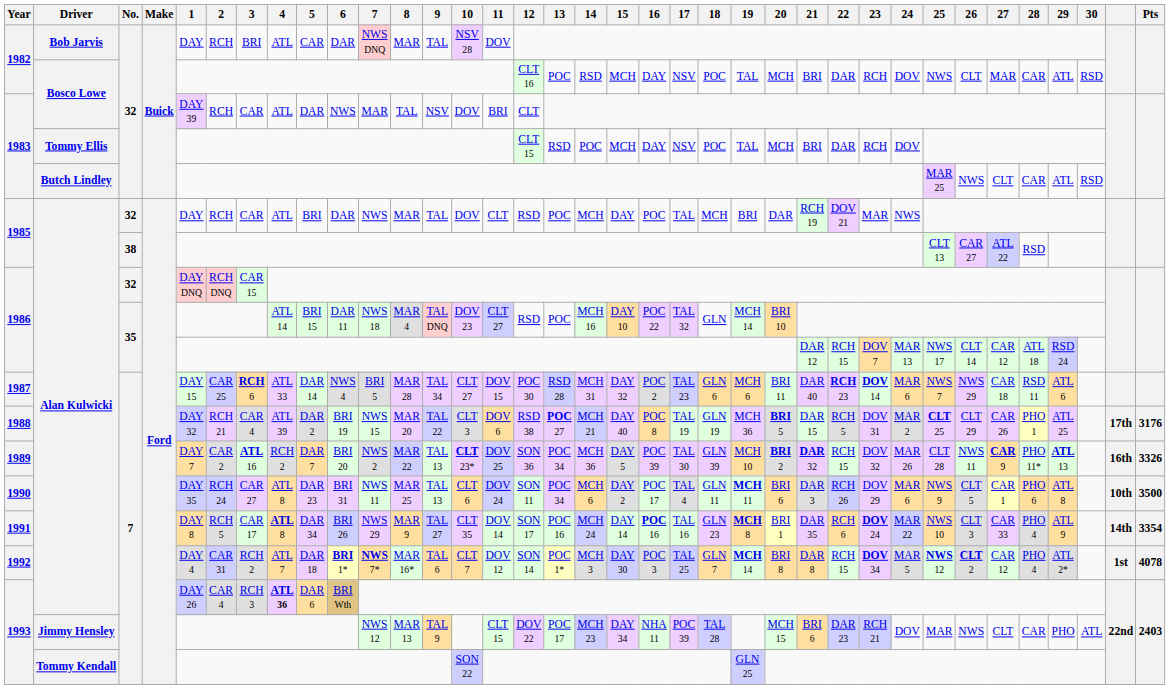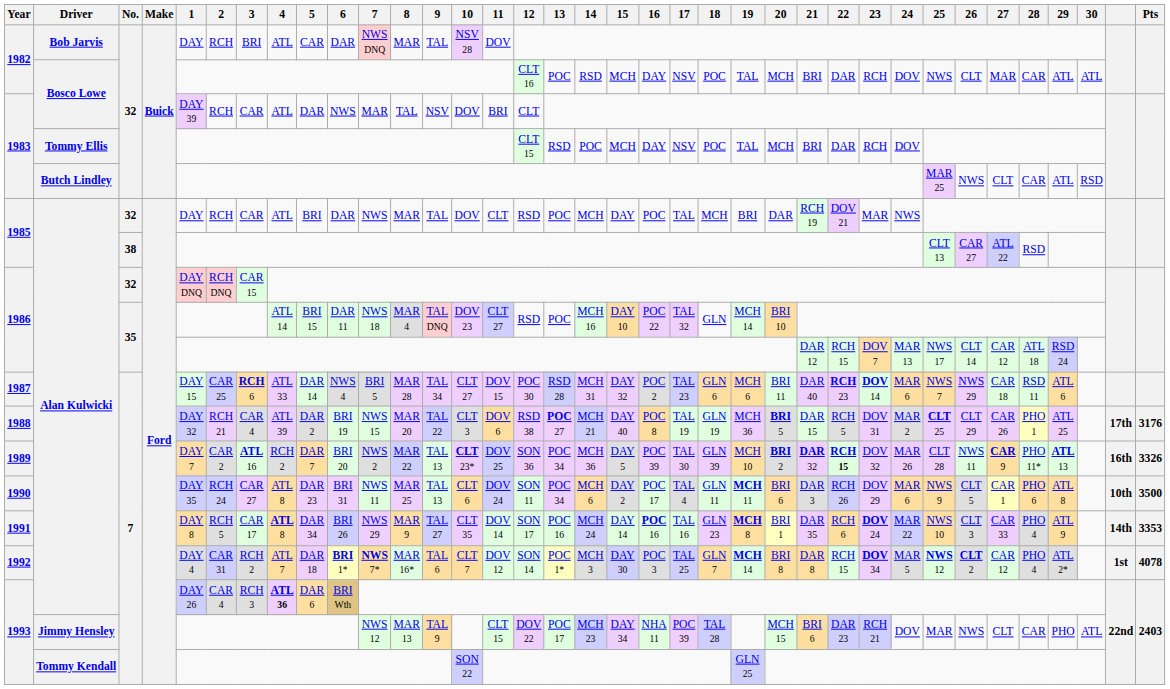(1092, 76) RSD -> (1092, 76) ATL
(843, 458) normal -> (843, 458) bold
(1150, 527) 3354 -> (1150, 527) 3353
